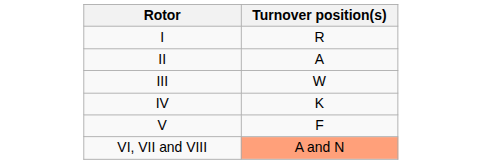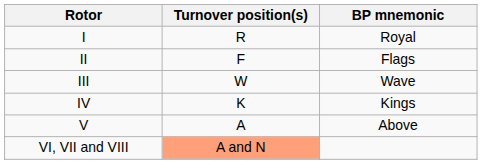+ column: (398, 15)
(319, 59) A -> (241, 59) F
(319, 125) F -> (241, 125) A
